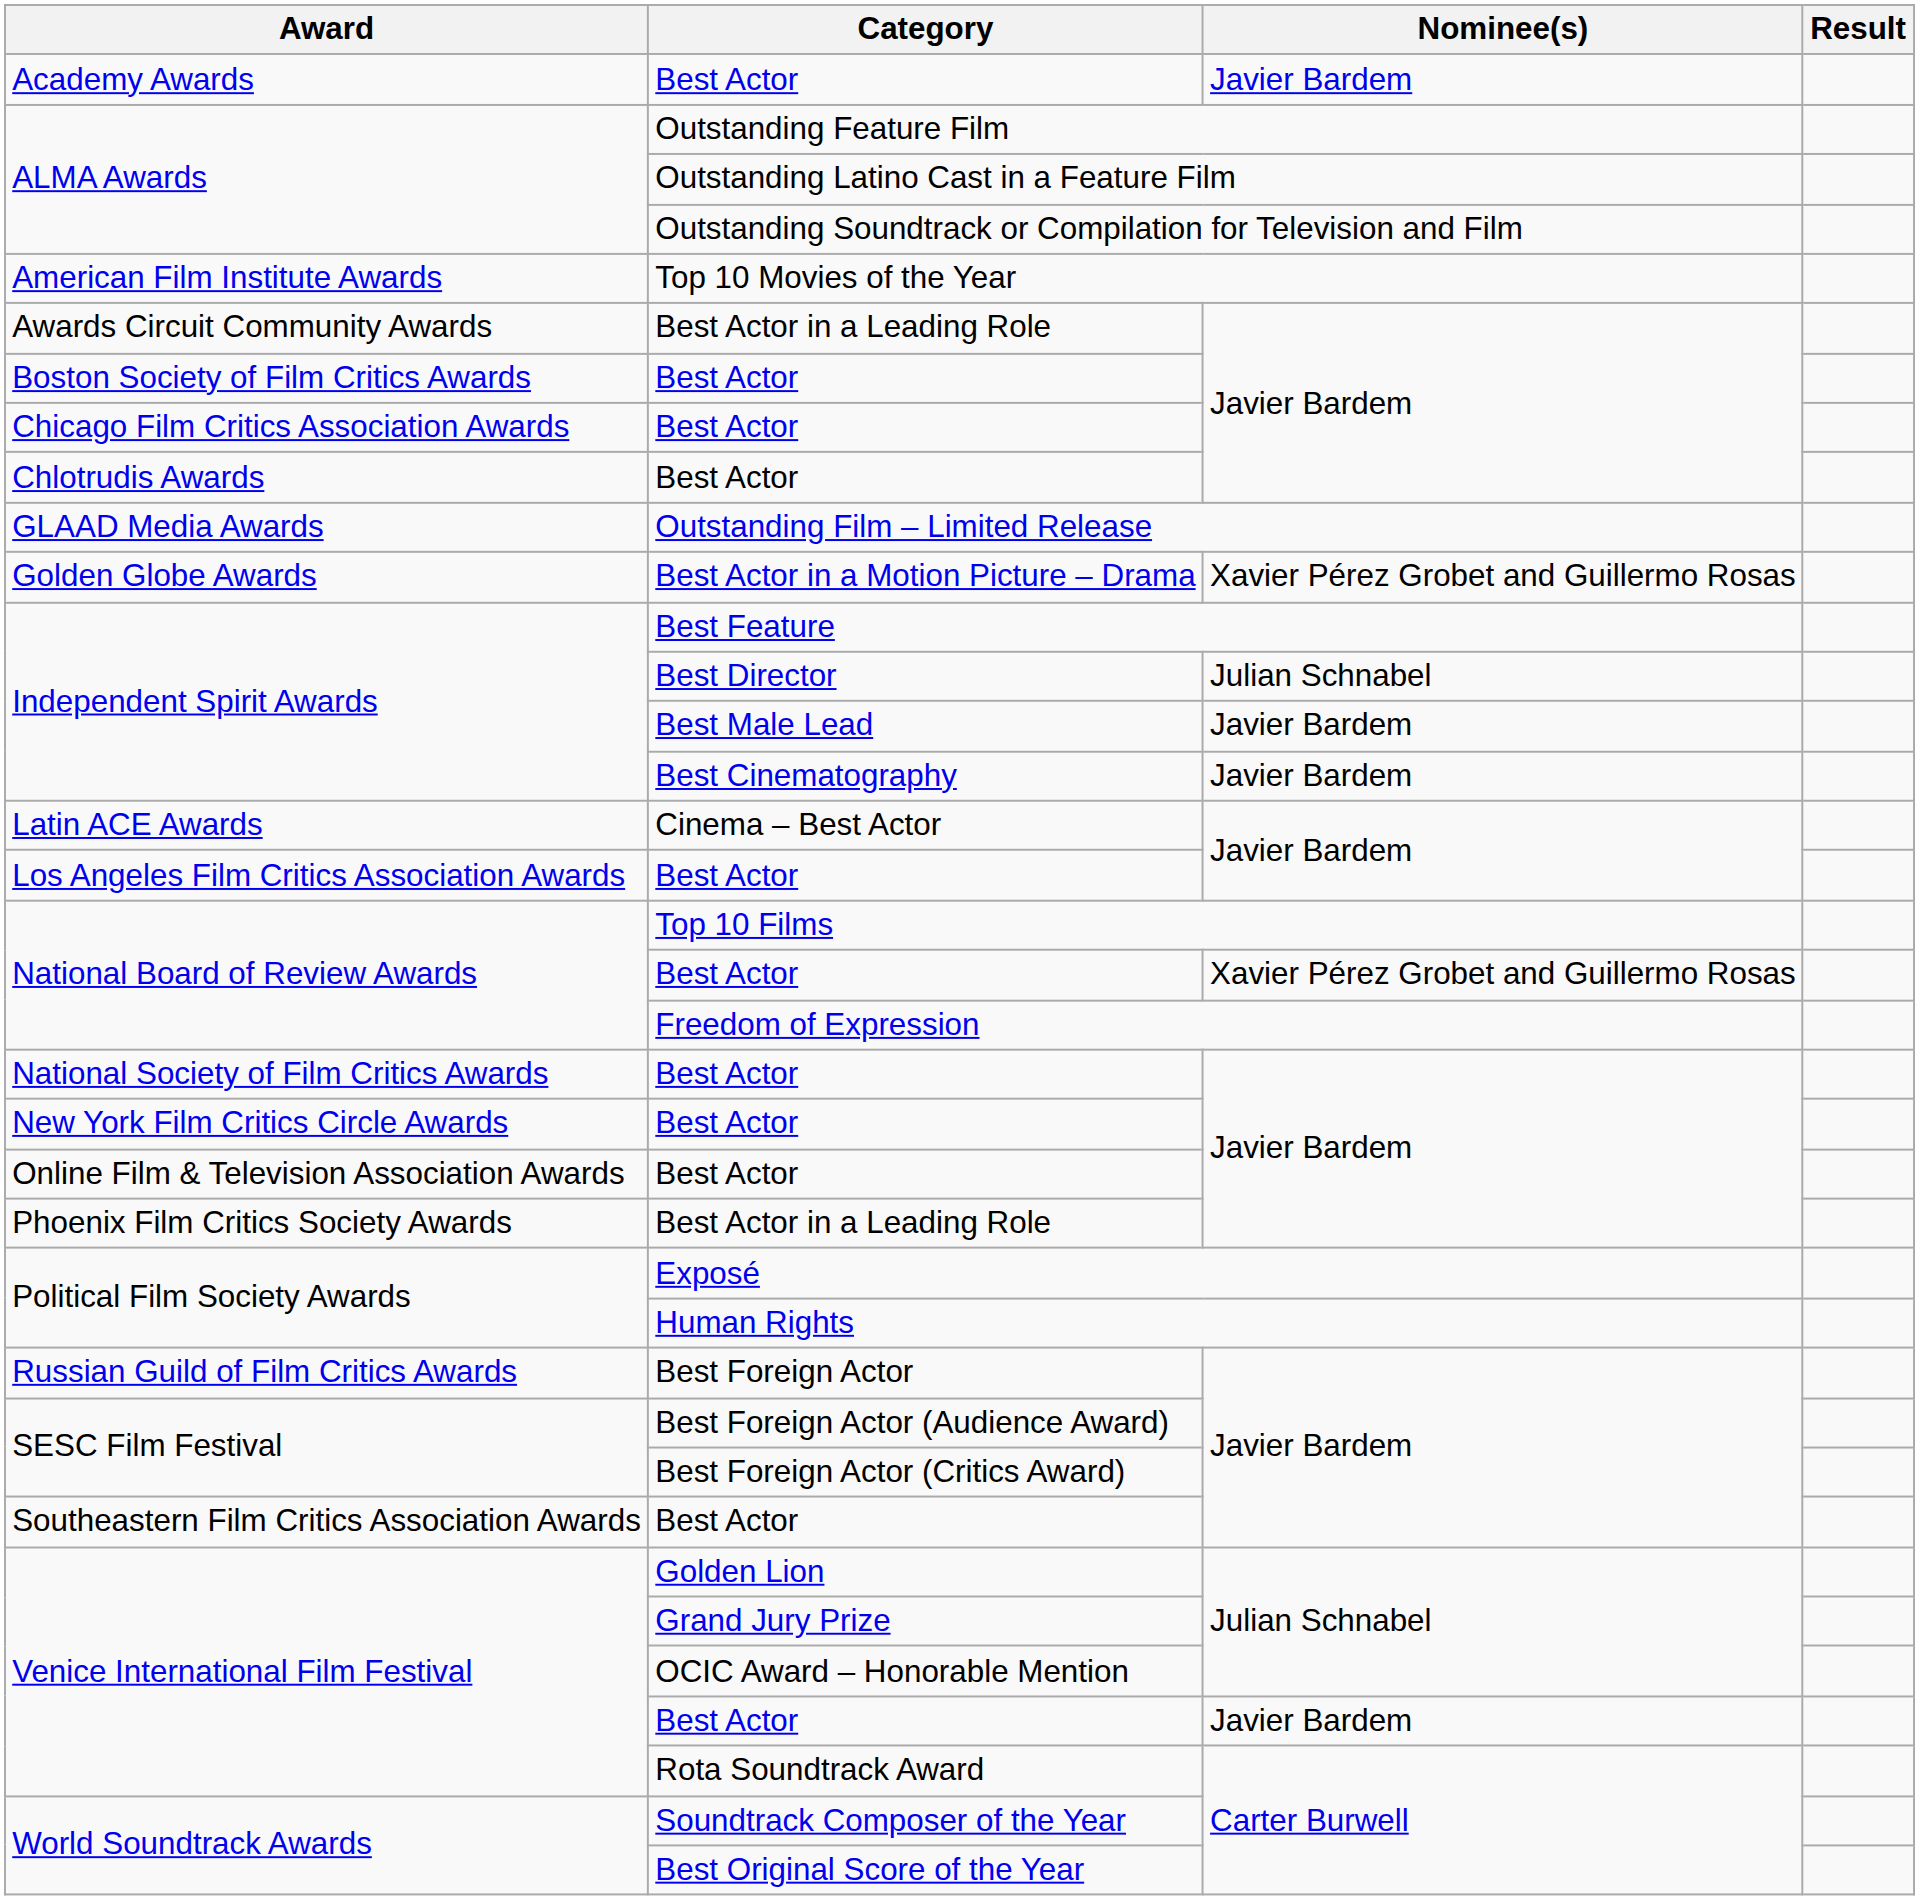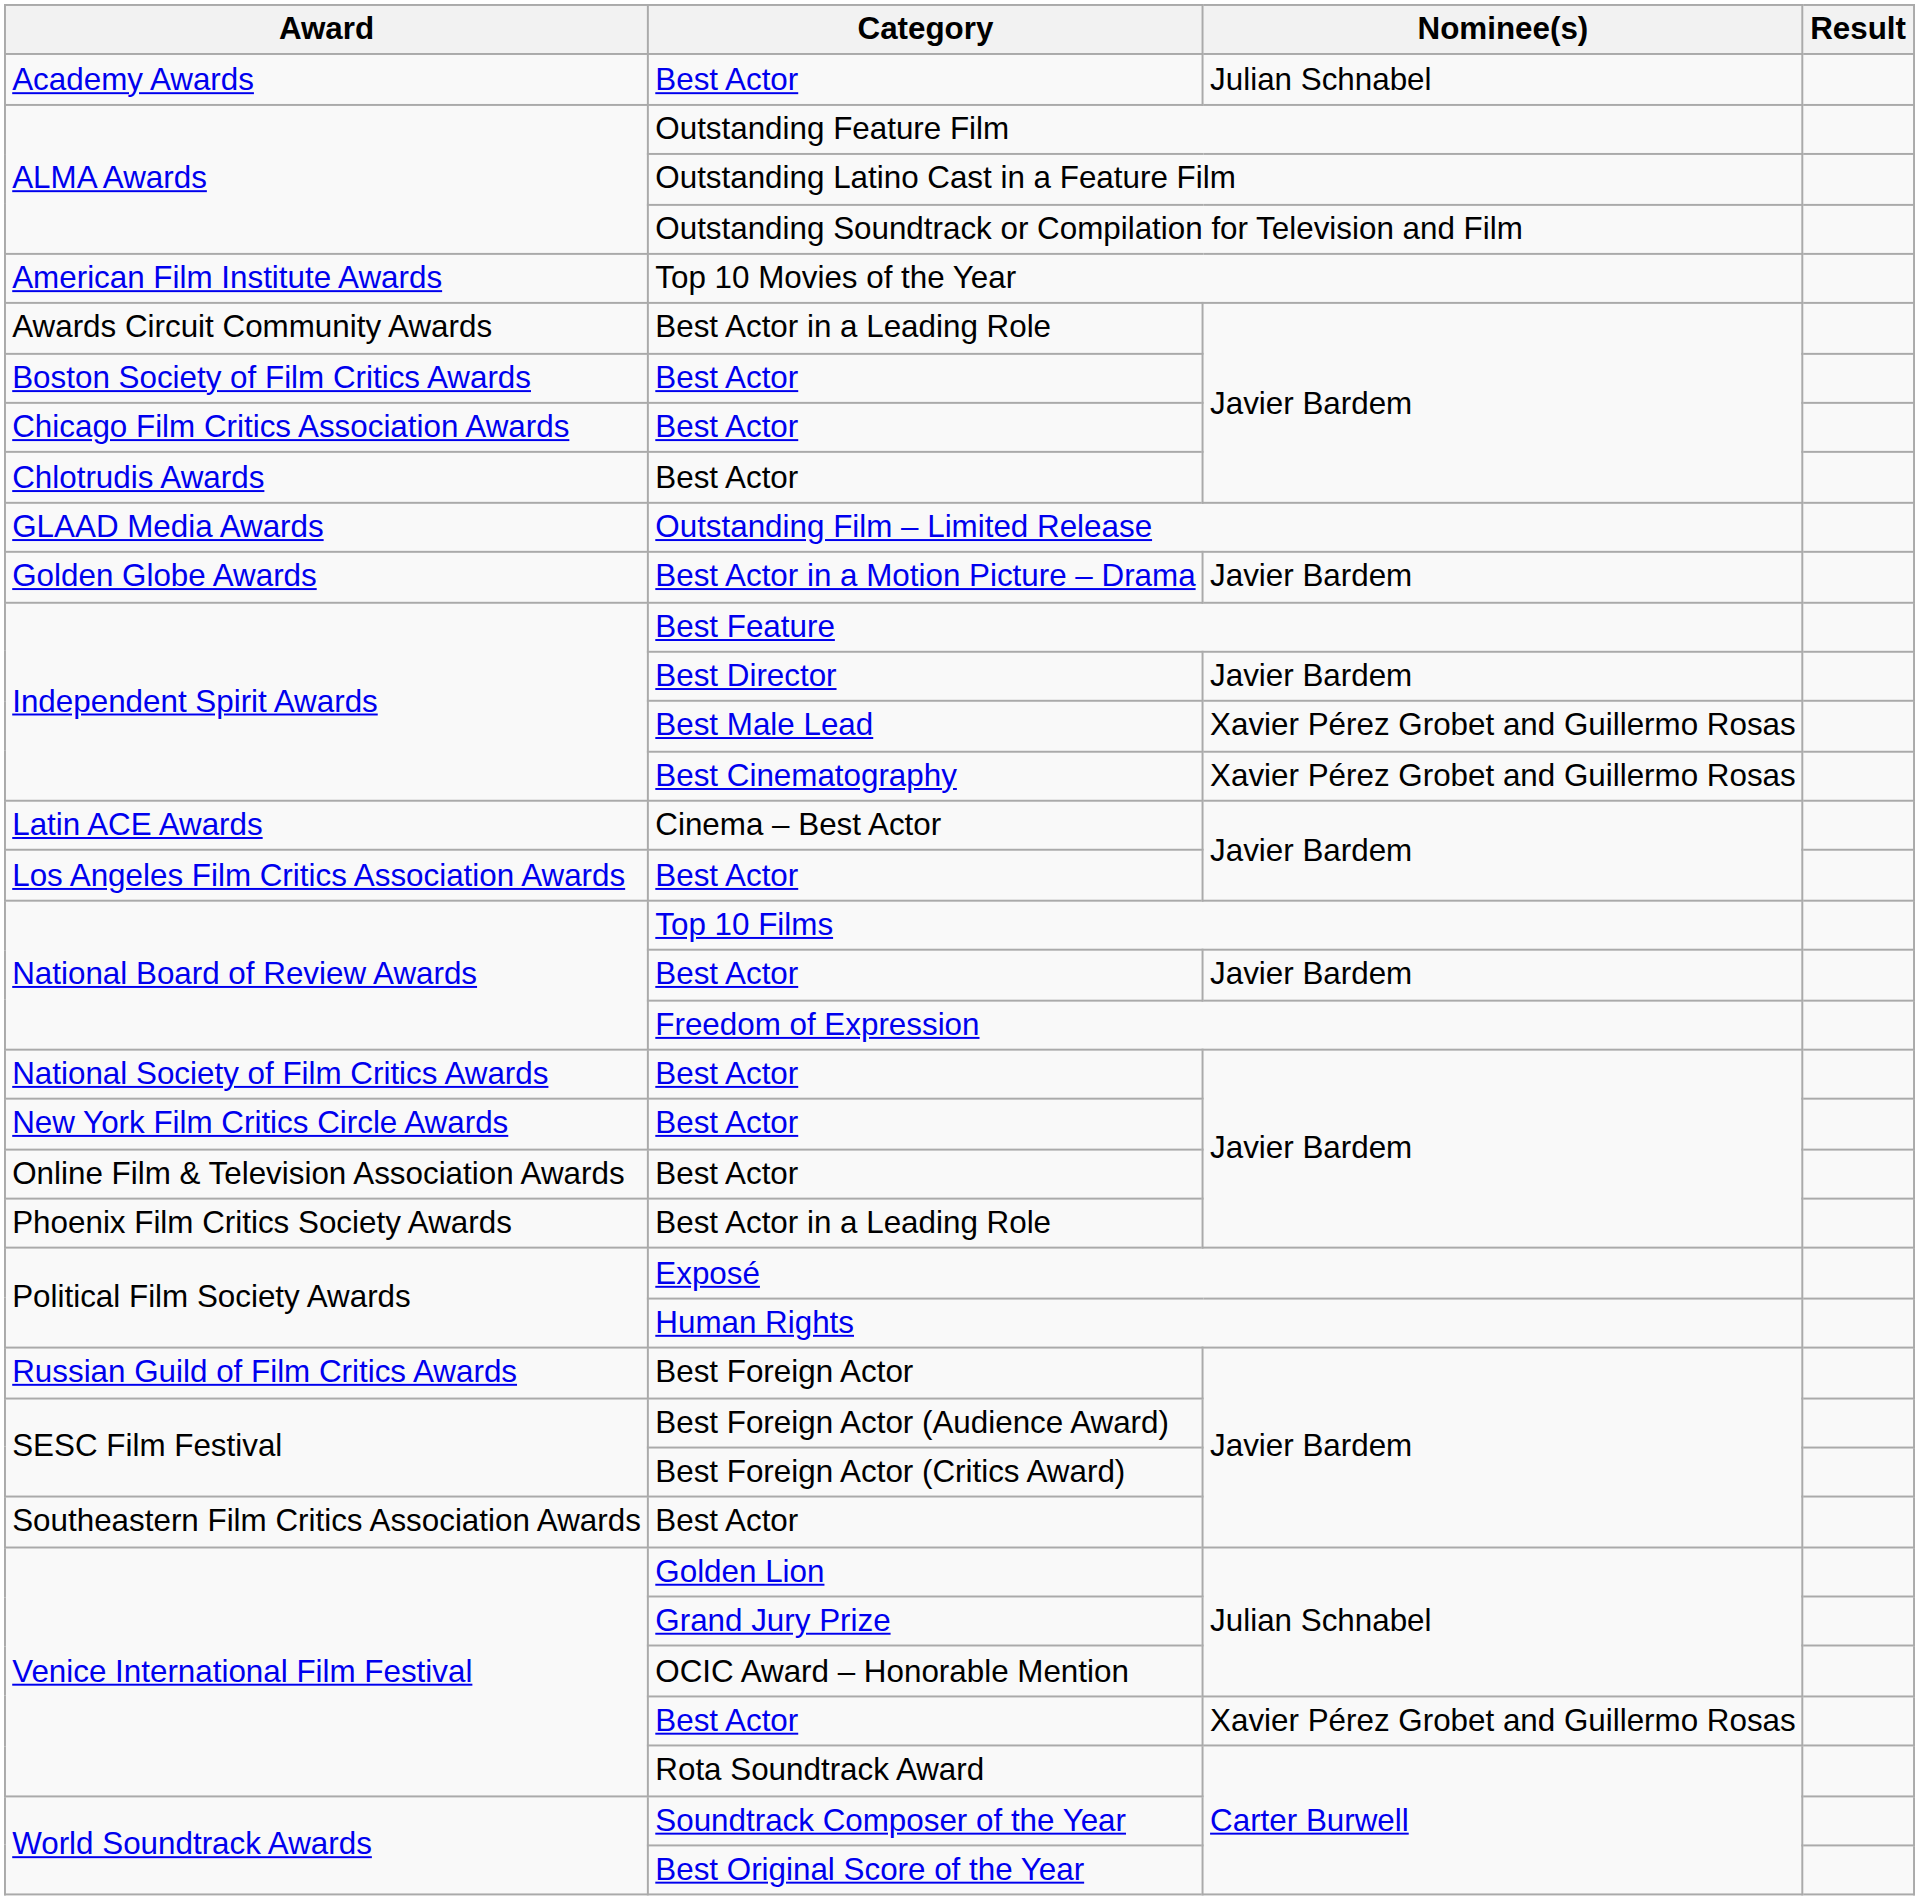(1311, 79) Javier Bardem -> (1321, 79) Julian Schnabel
(1503, 576) Xavier Pérez Grobet and Guillermo Rosas -> (1311, 576) Javier Bardem
(1321, 675) Julian Schnabel -> (1311, 675) Javier Bardem
(1311, 725) Javier Bardem -> (1503, 725) Xavier Pérez Grobet and Guillermo Rosas
(1311, 775) Javier Bardem -> (1503, 775) Xavier Pérez Grobet and Guillermo Rosas
(1503, 974) Xavier Pérez Grobet and Guillermo Rosas -> (1311, 974) Javier Bardem
(1311, 1720) Javier Bardem -> (1503, 1720) Xavier Pérez Grobet and Guillermo Rosas
